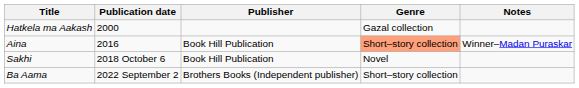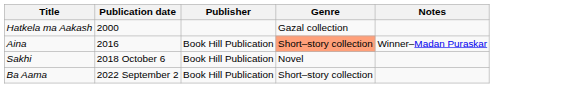(271, 75) Brothers Books (Independent publisher) -> (228, 75) Book Hill Publication
